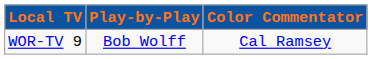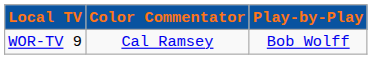columns swapped: (144, 17) <-> (285, 17)
